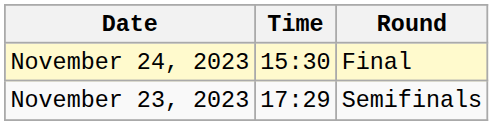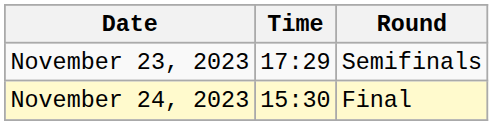rows swapped: (130, 100) <-> (130, 62)
